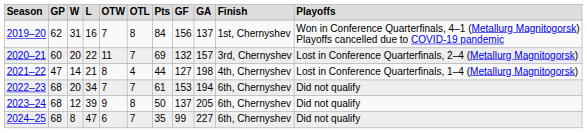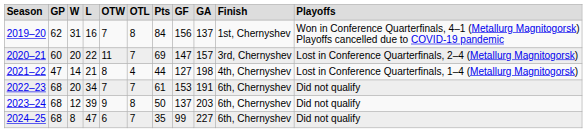(183, 55) 132 -> (183, 55) 147
(205, 87) 194 -> (205, 87) 191
(205, 103) 205 -> (205, 103) 203
